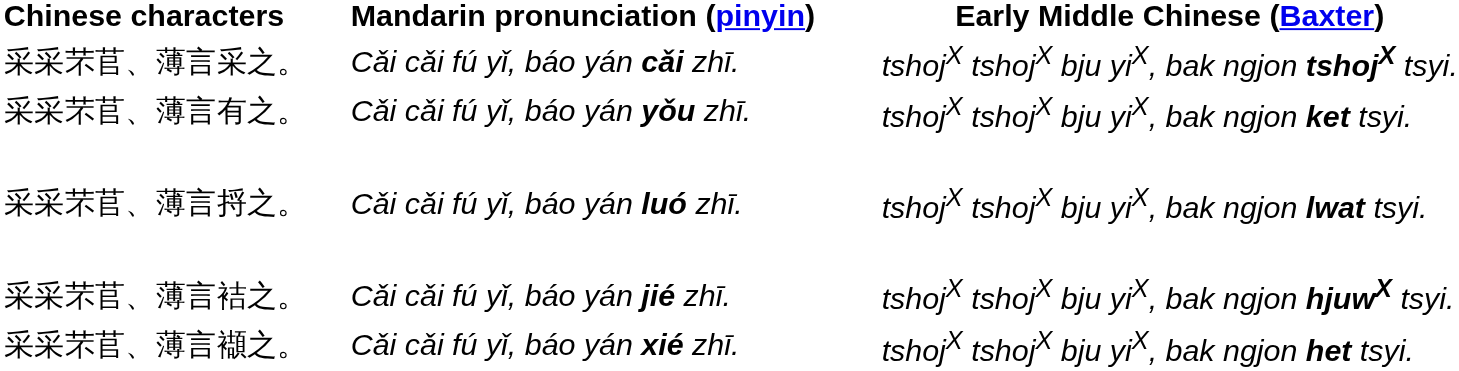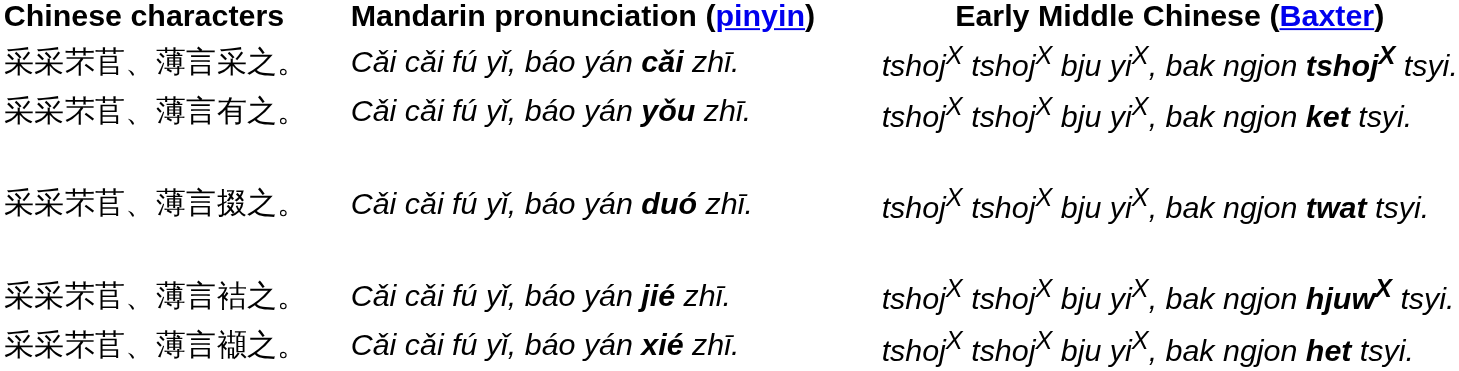+ row: (156, 203)
- row: (156, 203)
